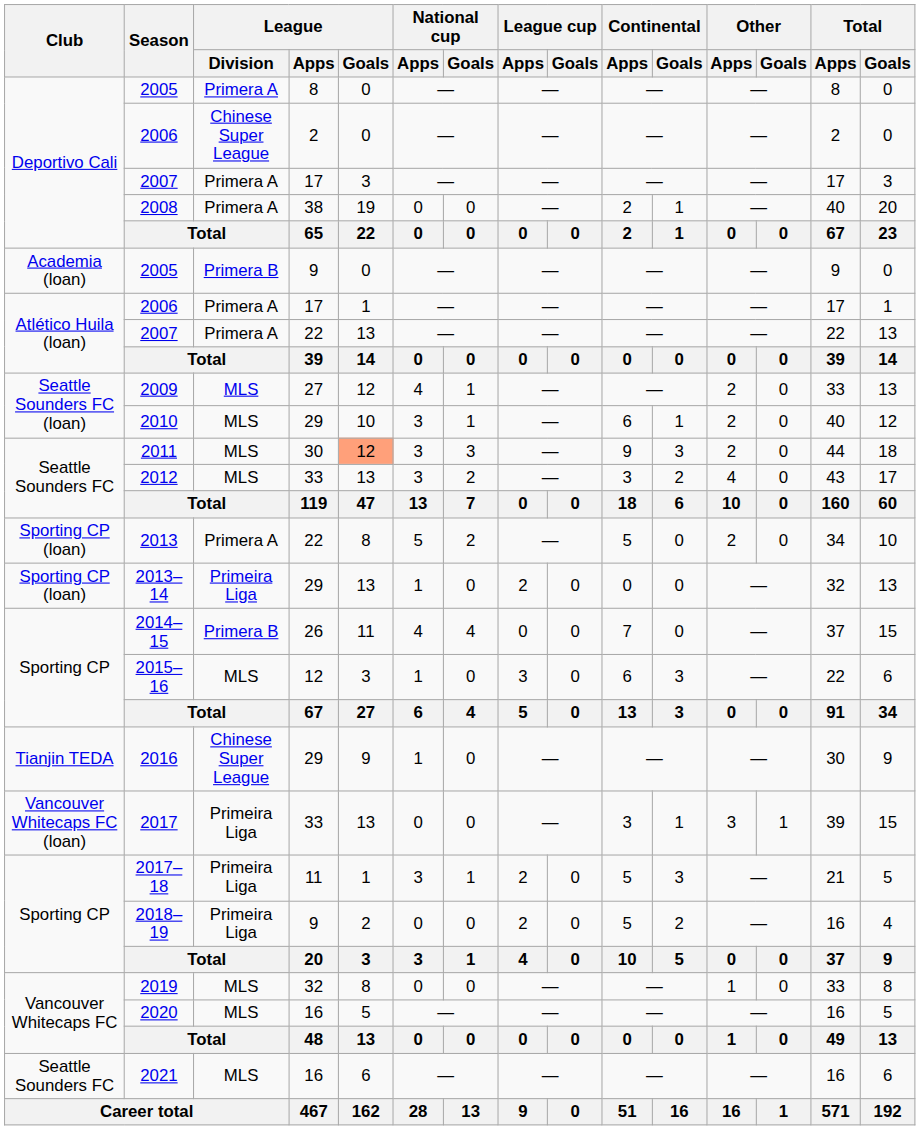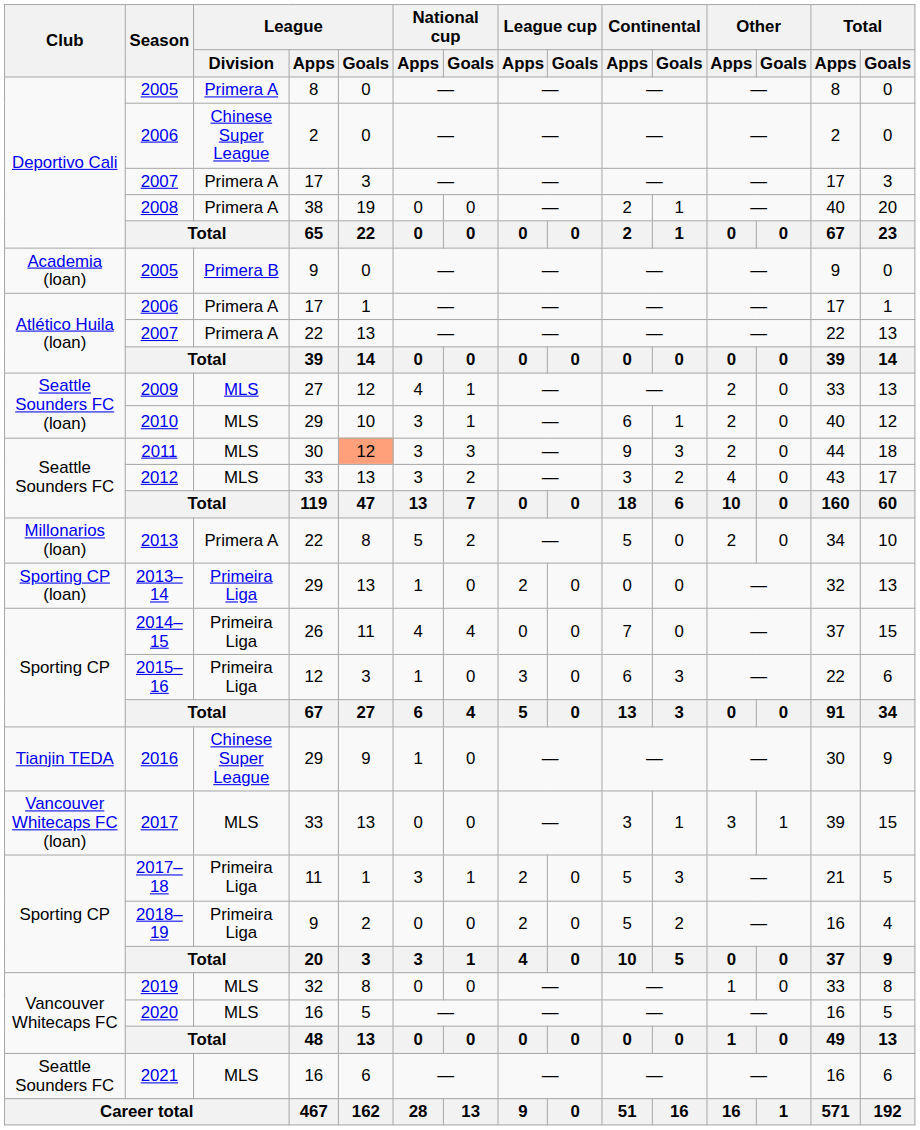(65, 540) Sporting CP (loan) -> (65, 540) Millonarios (loan)
(241, 631) Primera B -> (241, 631) Primeira Liga
(241, 676) MLS -> (241, 676) Primeira Liga
(241, 823) Primeira Liga -> (241, 823) MLS
